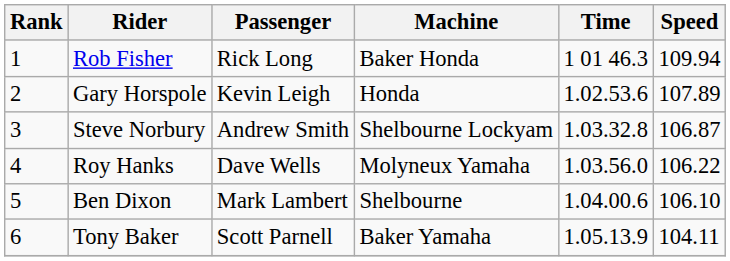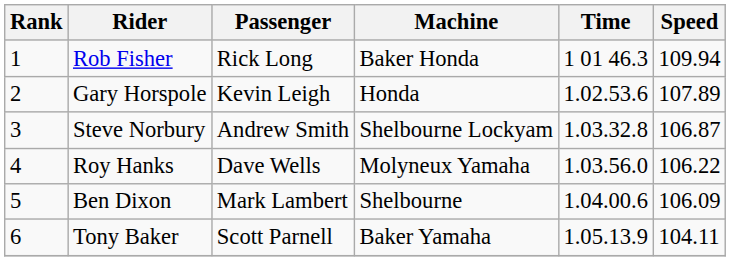(689, 201) 106.10 -> (689, 201) 106.09
